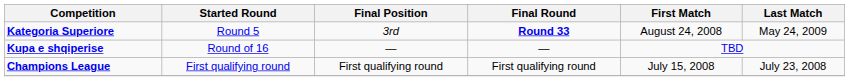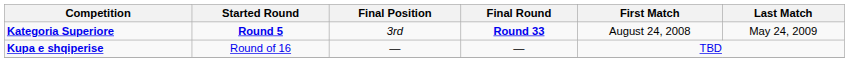(238, 31) normal -> (261, 31) bold
- row: (59, 66)
